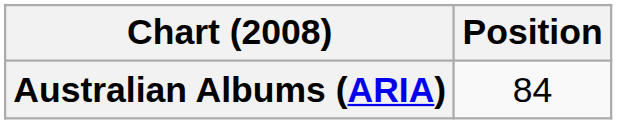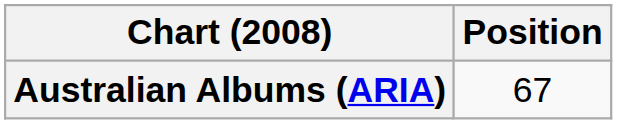(533, 88) 84 -> (533, 88) 67
